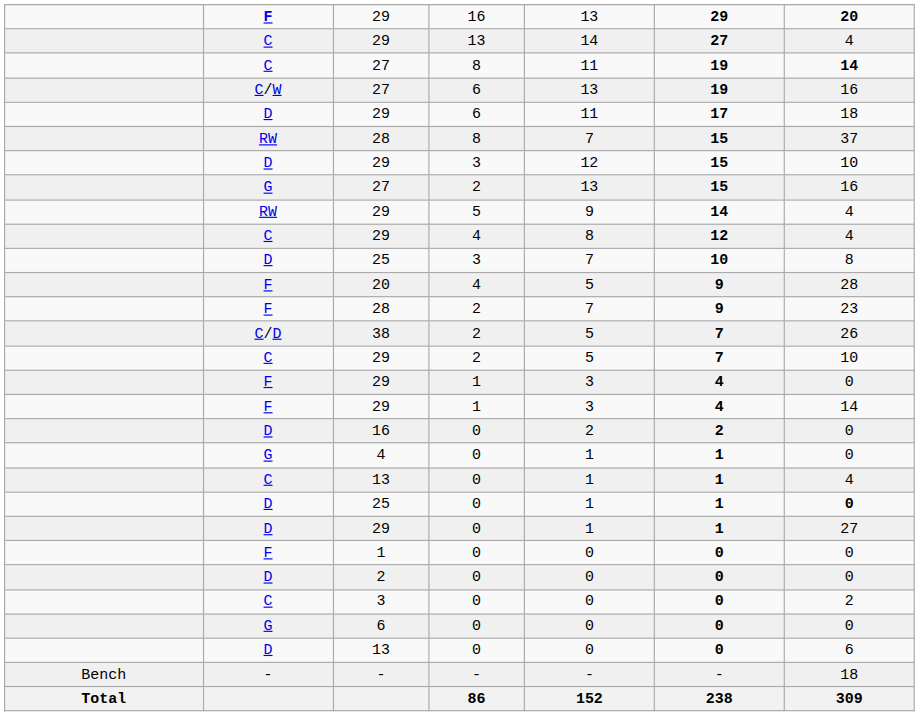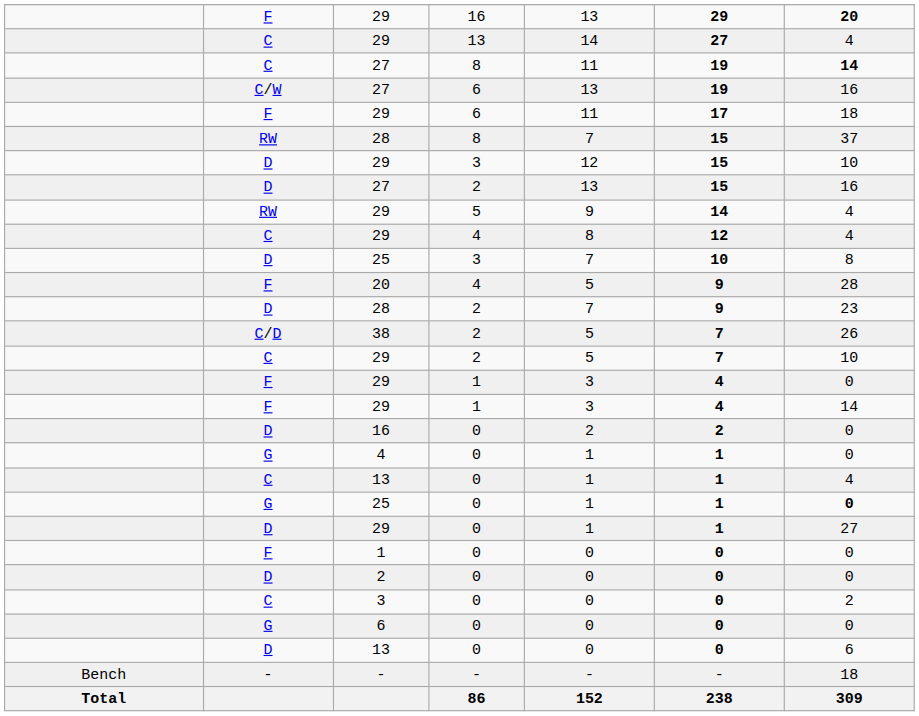(268, 17) bold -> (268, 17) normal
(268, 114) D -> (268, 114) F
(268, 187) G -> (268, 187) D
(268, 309) F -> (268, 309) D
(268, 504) D -> (268, 504) G
